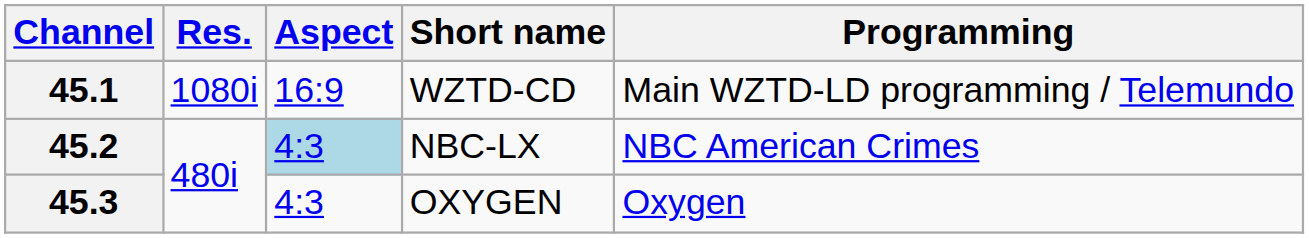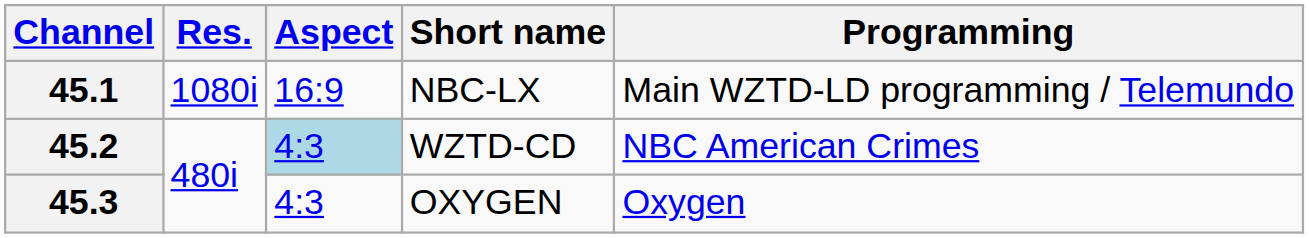(493, 89) WZTD-CD -> (475, 89) NBC-LX
(475, 145) NBC-LX -> (493, 145) WZTD-CD
